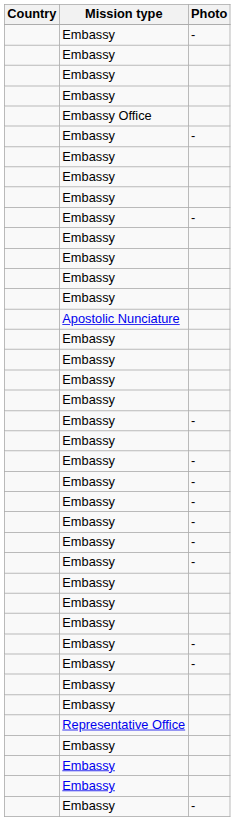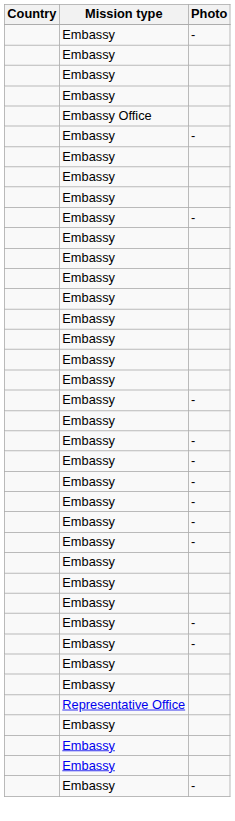- row: (121, 319)
